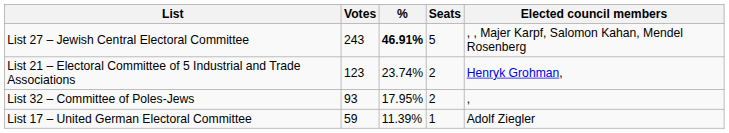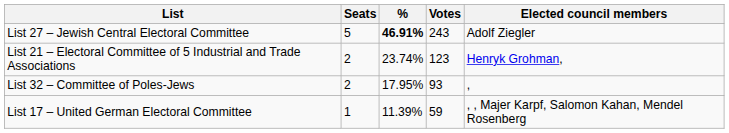columns swapped: (360, 14) <-> (445, 14)
(575, 40) , , Majer Karpf, Salomon Kahan, Mendel Rosenberg -> (501, 33) Adolf Ziegler
(501, 118) Adolf Ziegler -> (575, 111) , , Majer Karpf, Salomon Kahan, Mendel Rosenberg
